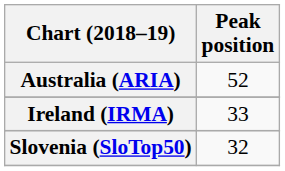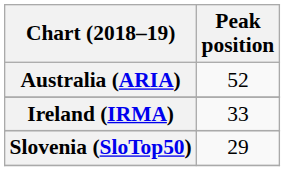(238, 147) 32 -> (238, 147) 29
